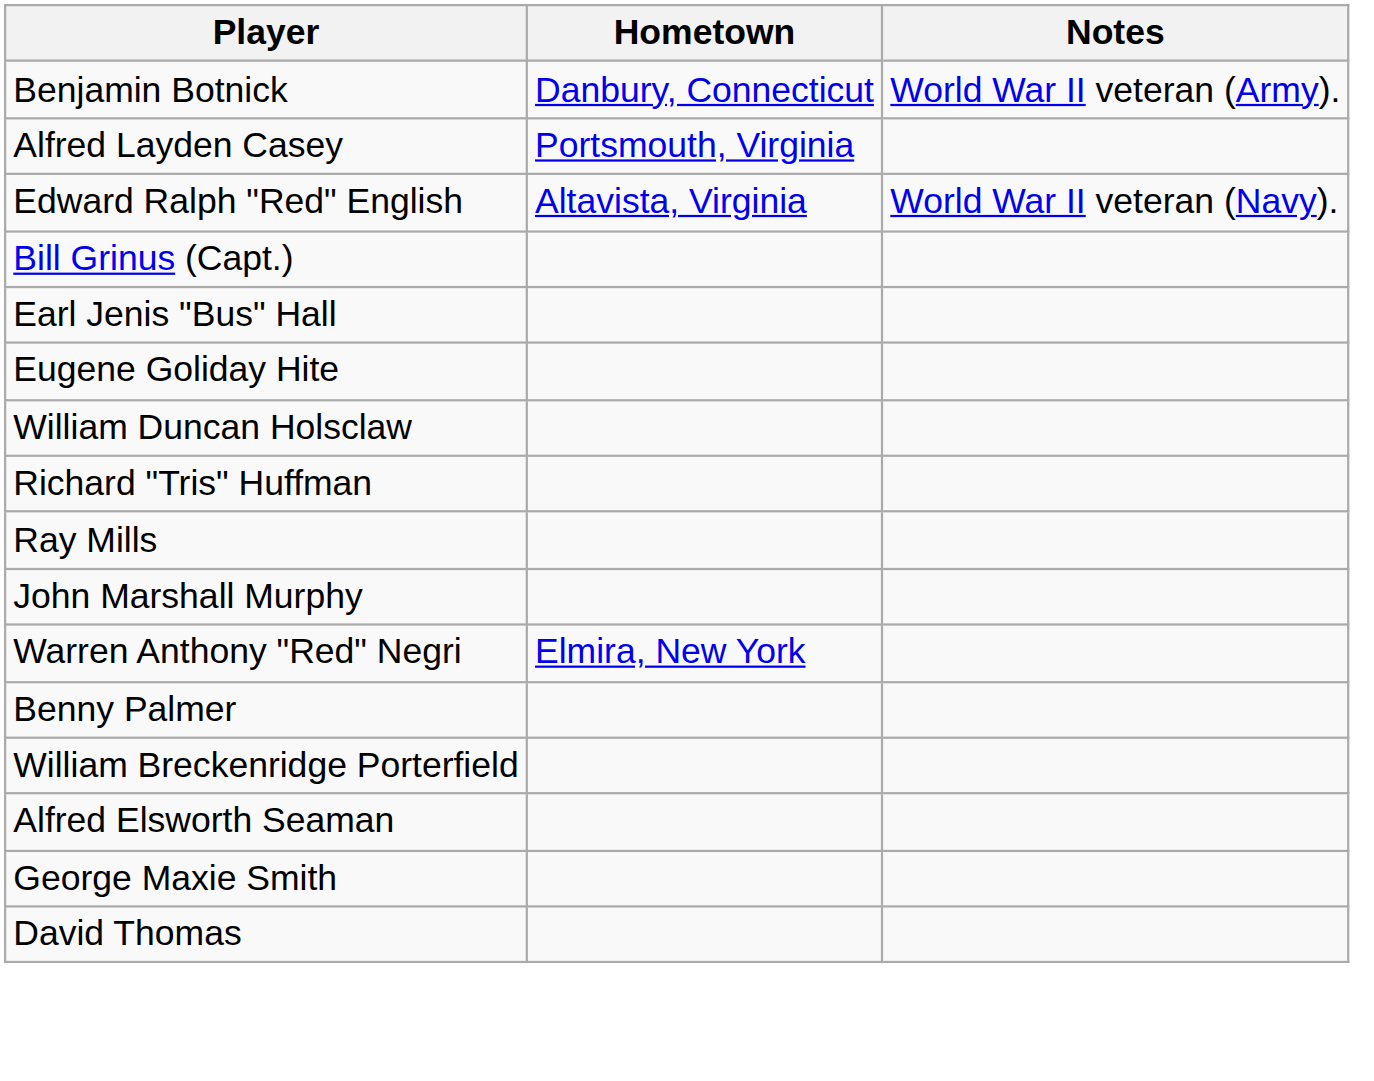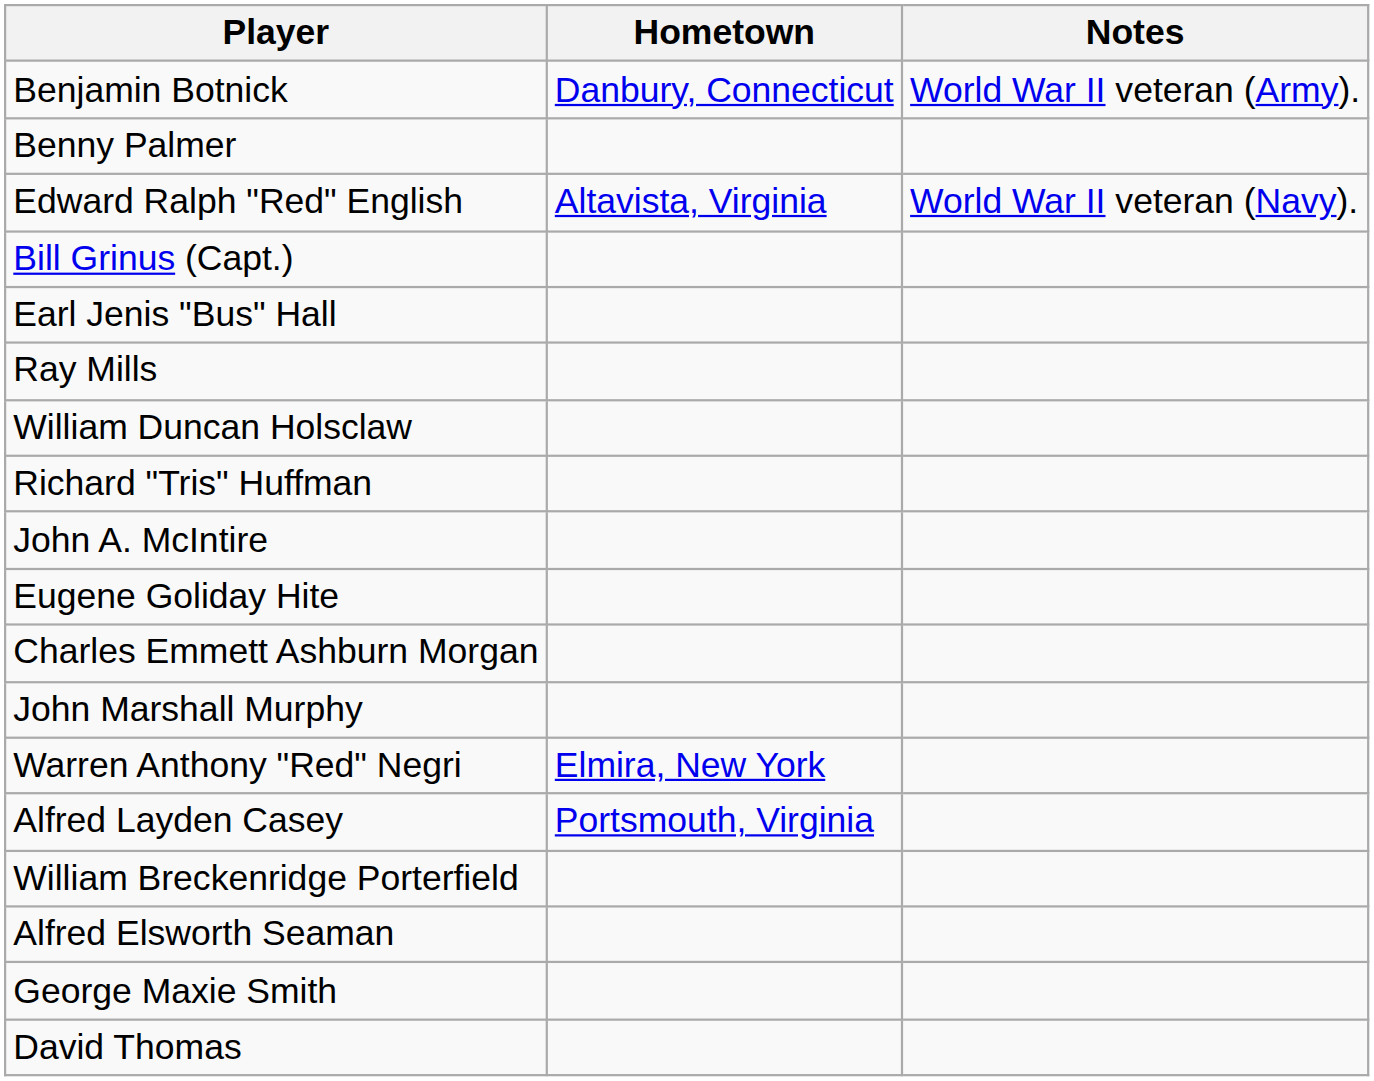rows swapped: (178, 145) <-> (125, 708)
rows swapped: (176, 370) <-> (85, 539)
+ row: (141, 539)
+ row: (276, 652)
